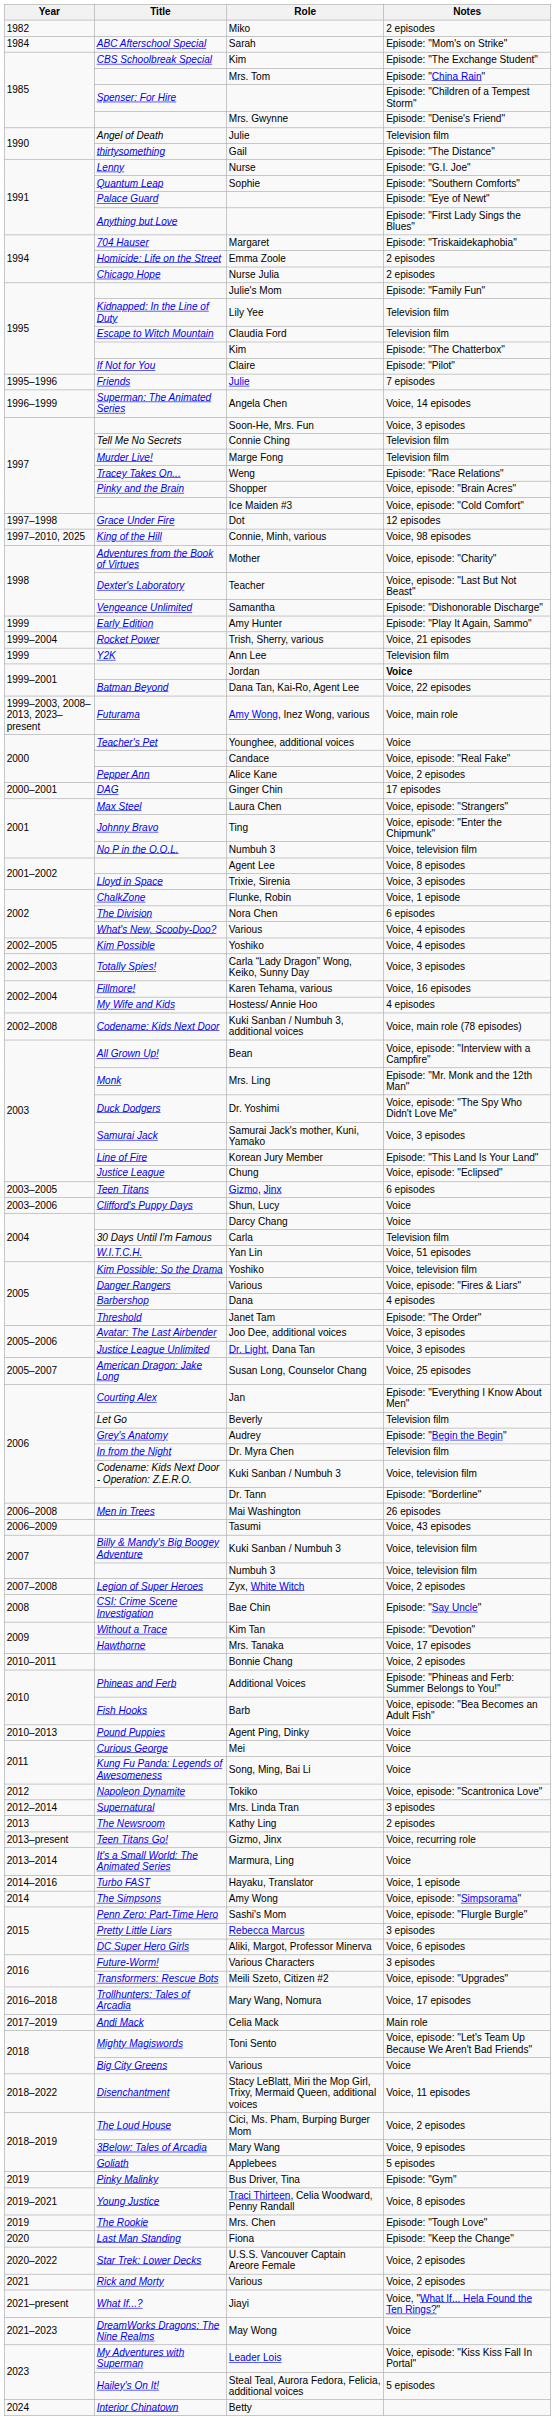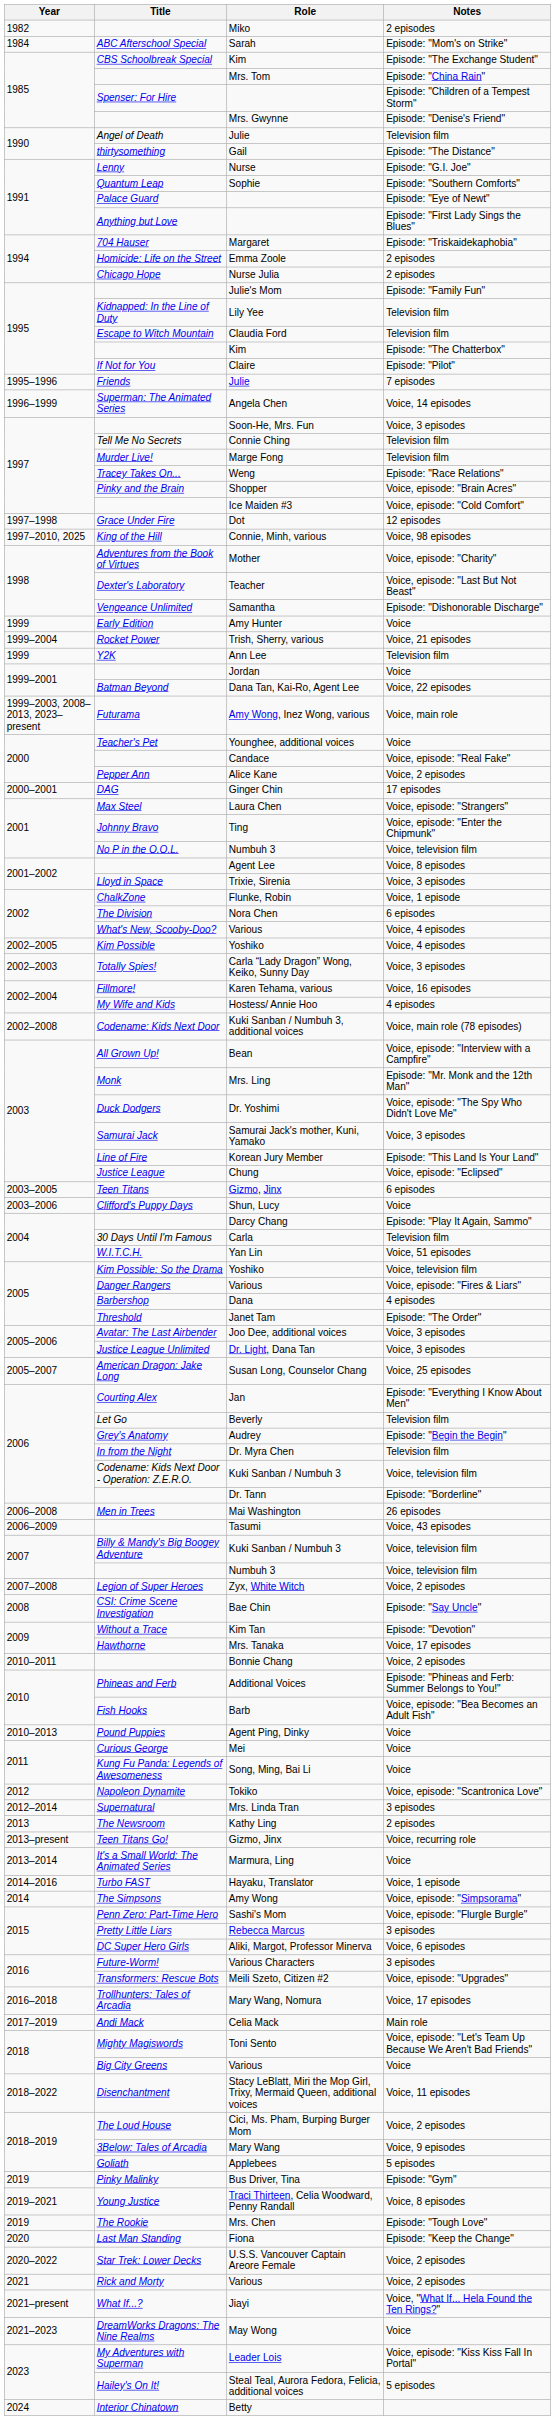(459, 624) Episode: "Play It Again, Sammo" -> (398, 624) Voice
(399, 672) bold -> (398, 672) normal
(398, 1221) Voice -> (459, 1221) Episode: "Play It Again, Sammo"
